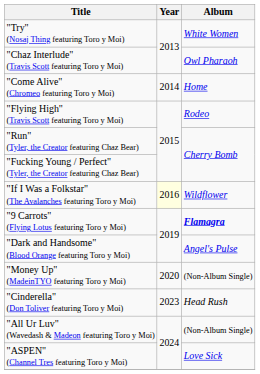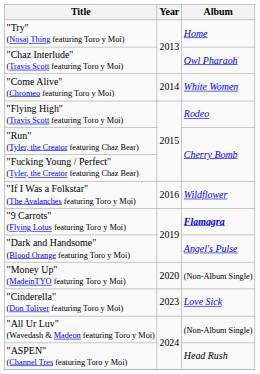(211, 33) White Women -> (196, 33) Home
(196, 87) Home -> (211, 87) White Women
(169, 195) lightyellow background -> (169, 195) no background
(206, 302) Head Rush -> (203, 302) Love Sick
(203, 356) Love Sick -> (206, 356) Head Rush
